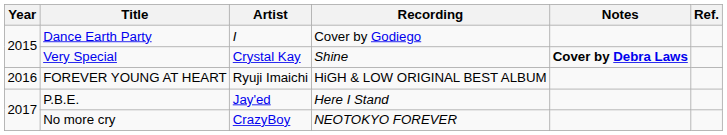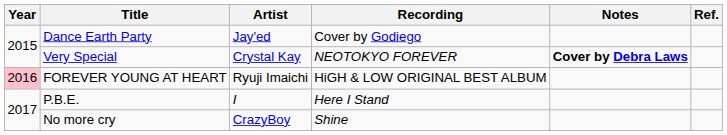(235, 36) I -> (252, 36) Jay'ed
(331, 57) Shine -> (386, 57) NEOTOKYO FOREVER
(22, 78) no background -> (22, 78) pink background
(252, 99) Jay'ed -> (235, 99) I
(386, 120) NEOTOKYO FOREVER -> (331, 120) Shine
